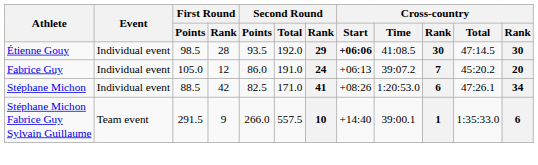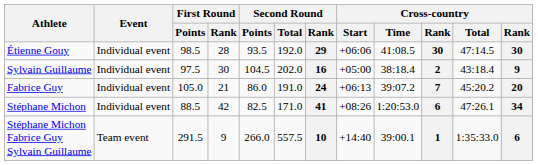(356, 51) bold -> (355, 51) normal
+ row: (49, 69)
(224, 69) 12 -> (224, 88) 21
